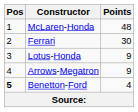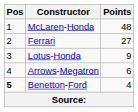(126, 41) 30 -> (126, 41) 27
(129, 71) 9 -> (129, 71) 6
